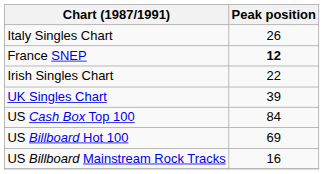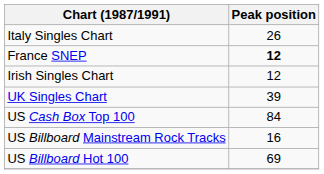(274, 76) 22 -> (274, 76) 12
rows swapped: (68, 138) <-> (117, 158)
